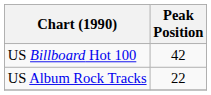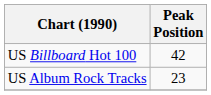(178, 78) 22 -> (178, 78) 23
